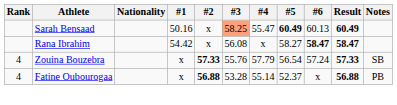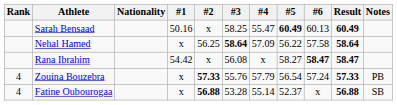(236, 28) lightsalmon background -> (236, 28) no background
+ row: (63, 44)
(378, 60) SB -> (378, 76) PB
(378, 76) PB -> (378, 92) SB
